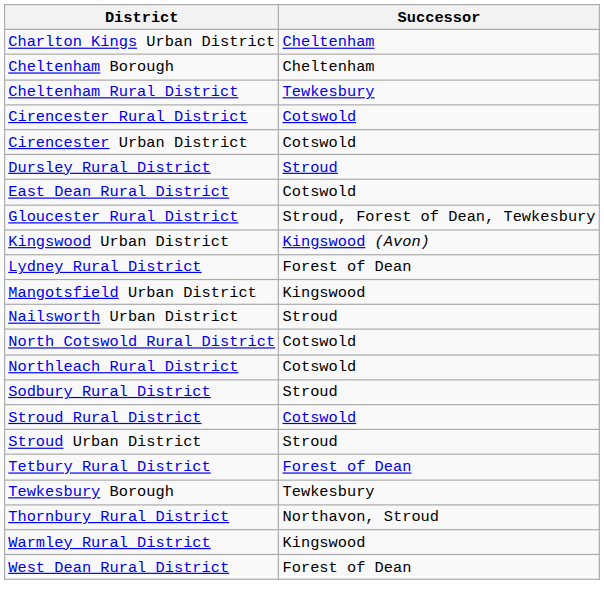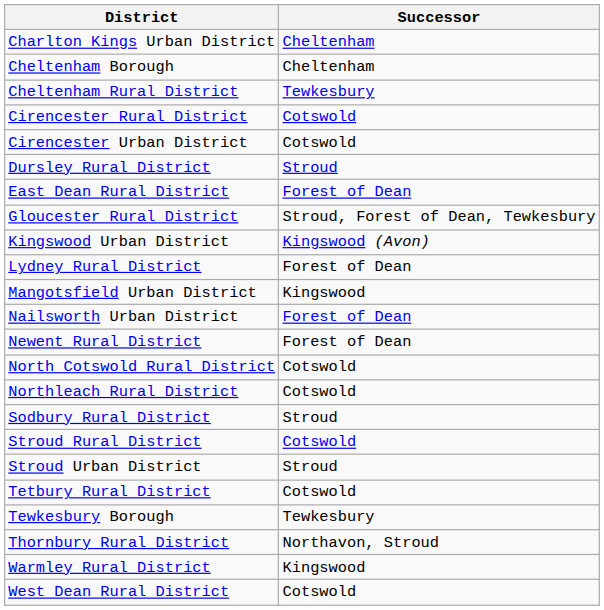(319, 192) Cotswold -> (347, 192) Forest of Dean
(310, 317) Stroud -> (347, 317) Forest of Dean
+ row: (105, 342)
(347, 467) Forest of Dean -> (319, 492) Cotswold
(347, 567) Forest of Dean -> (319, 592) Cotswold
